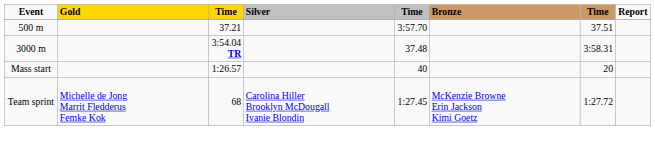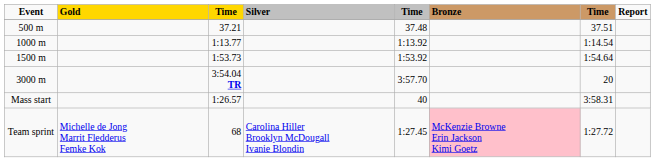(412, 27) 3:57.70 -> (416, 27) 37.48
+ row: (31, 43)
+ row: (31, 58)
(416, 48) 37.48 -> (412, 79) 3:57.70
(598, 48) 3:58.31 -> (608, 79) 20
(608, 69) 20 -> (598, 100) 3:58.31
(469, 107) no background -> (469, 138) pink background
